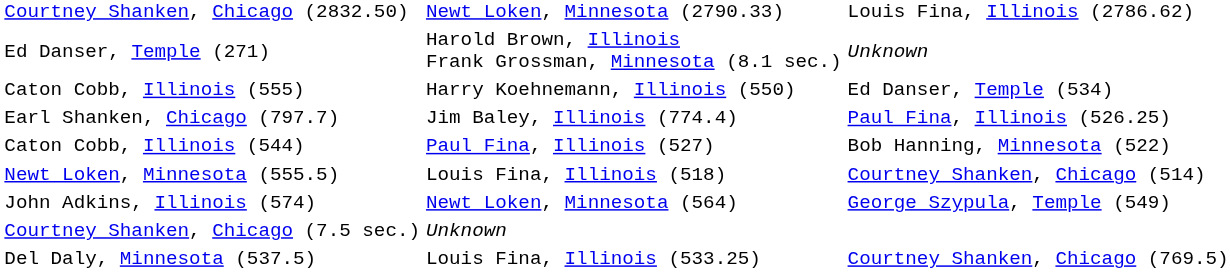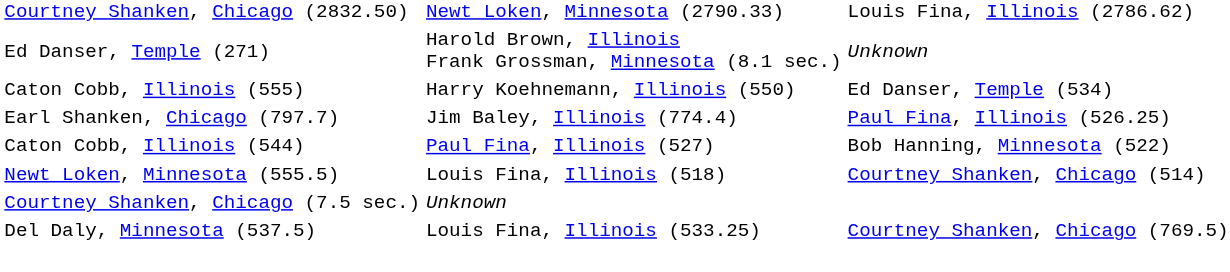- row: (160, 202)
